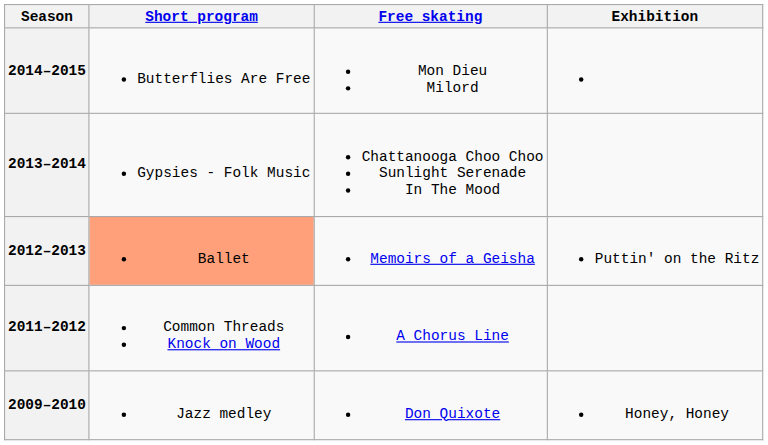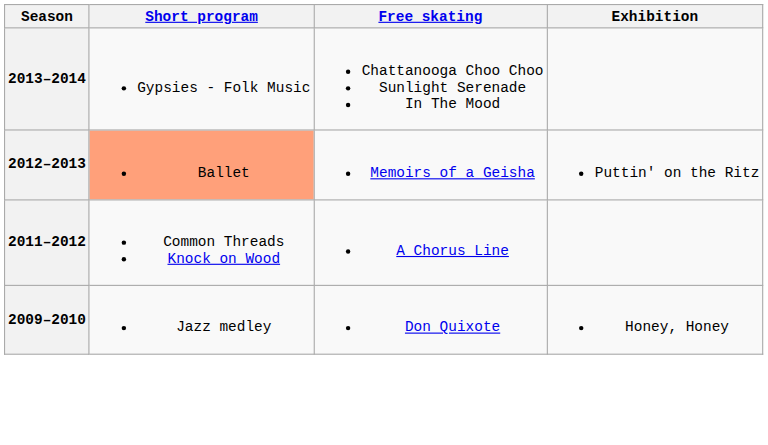- row: (47, 71)
